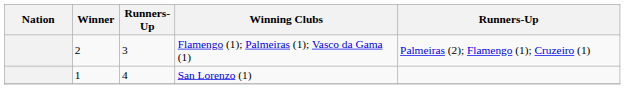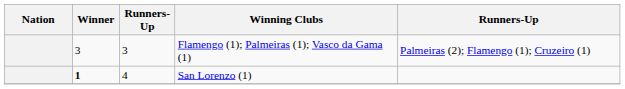(78, 50) 2 -> (78, 50) 3
(78, 75) normal -> (78, 75) bold
